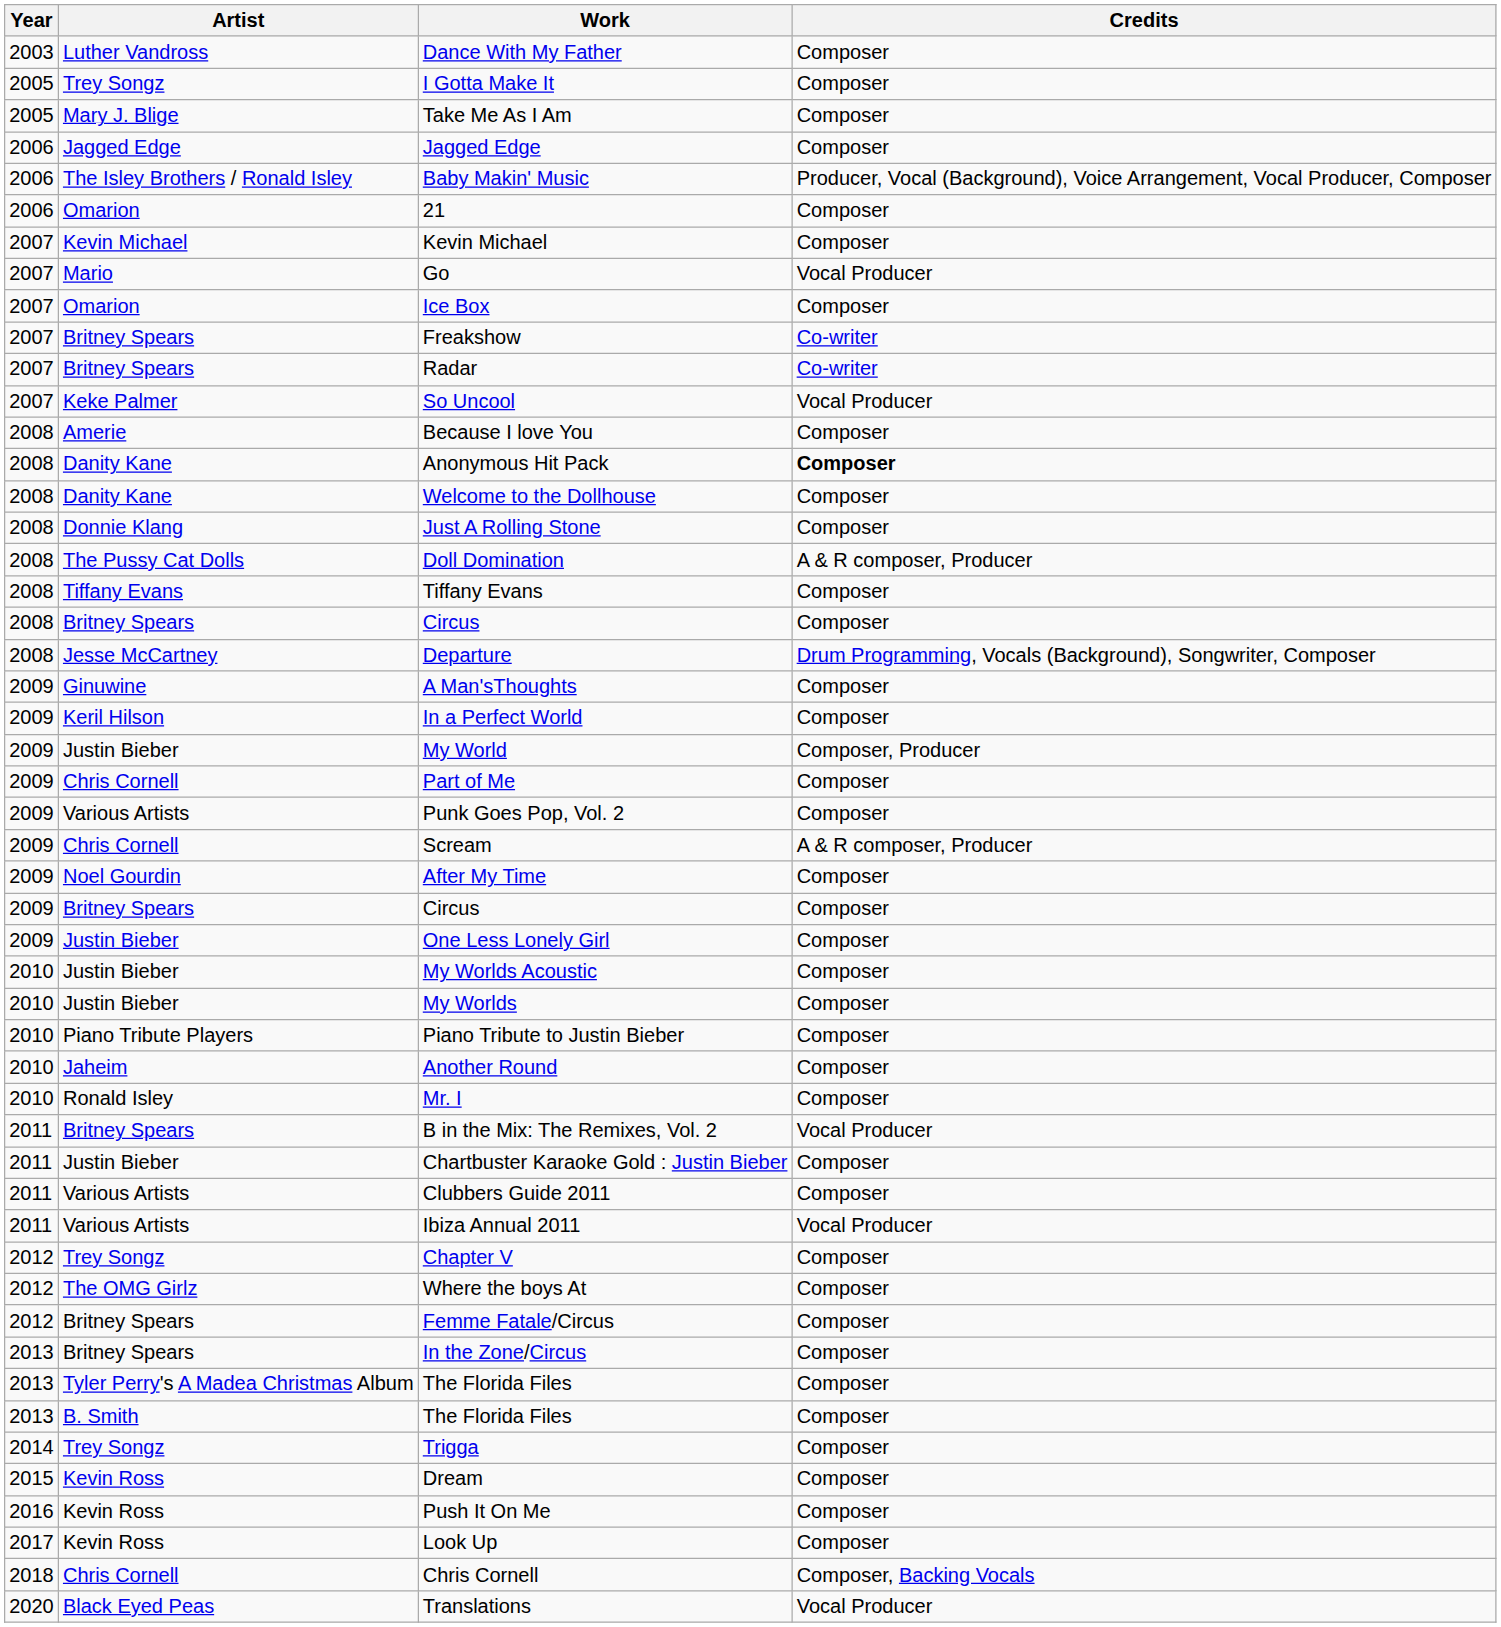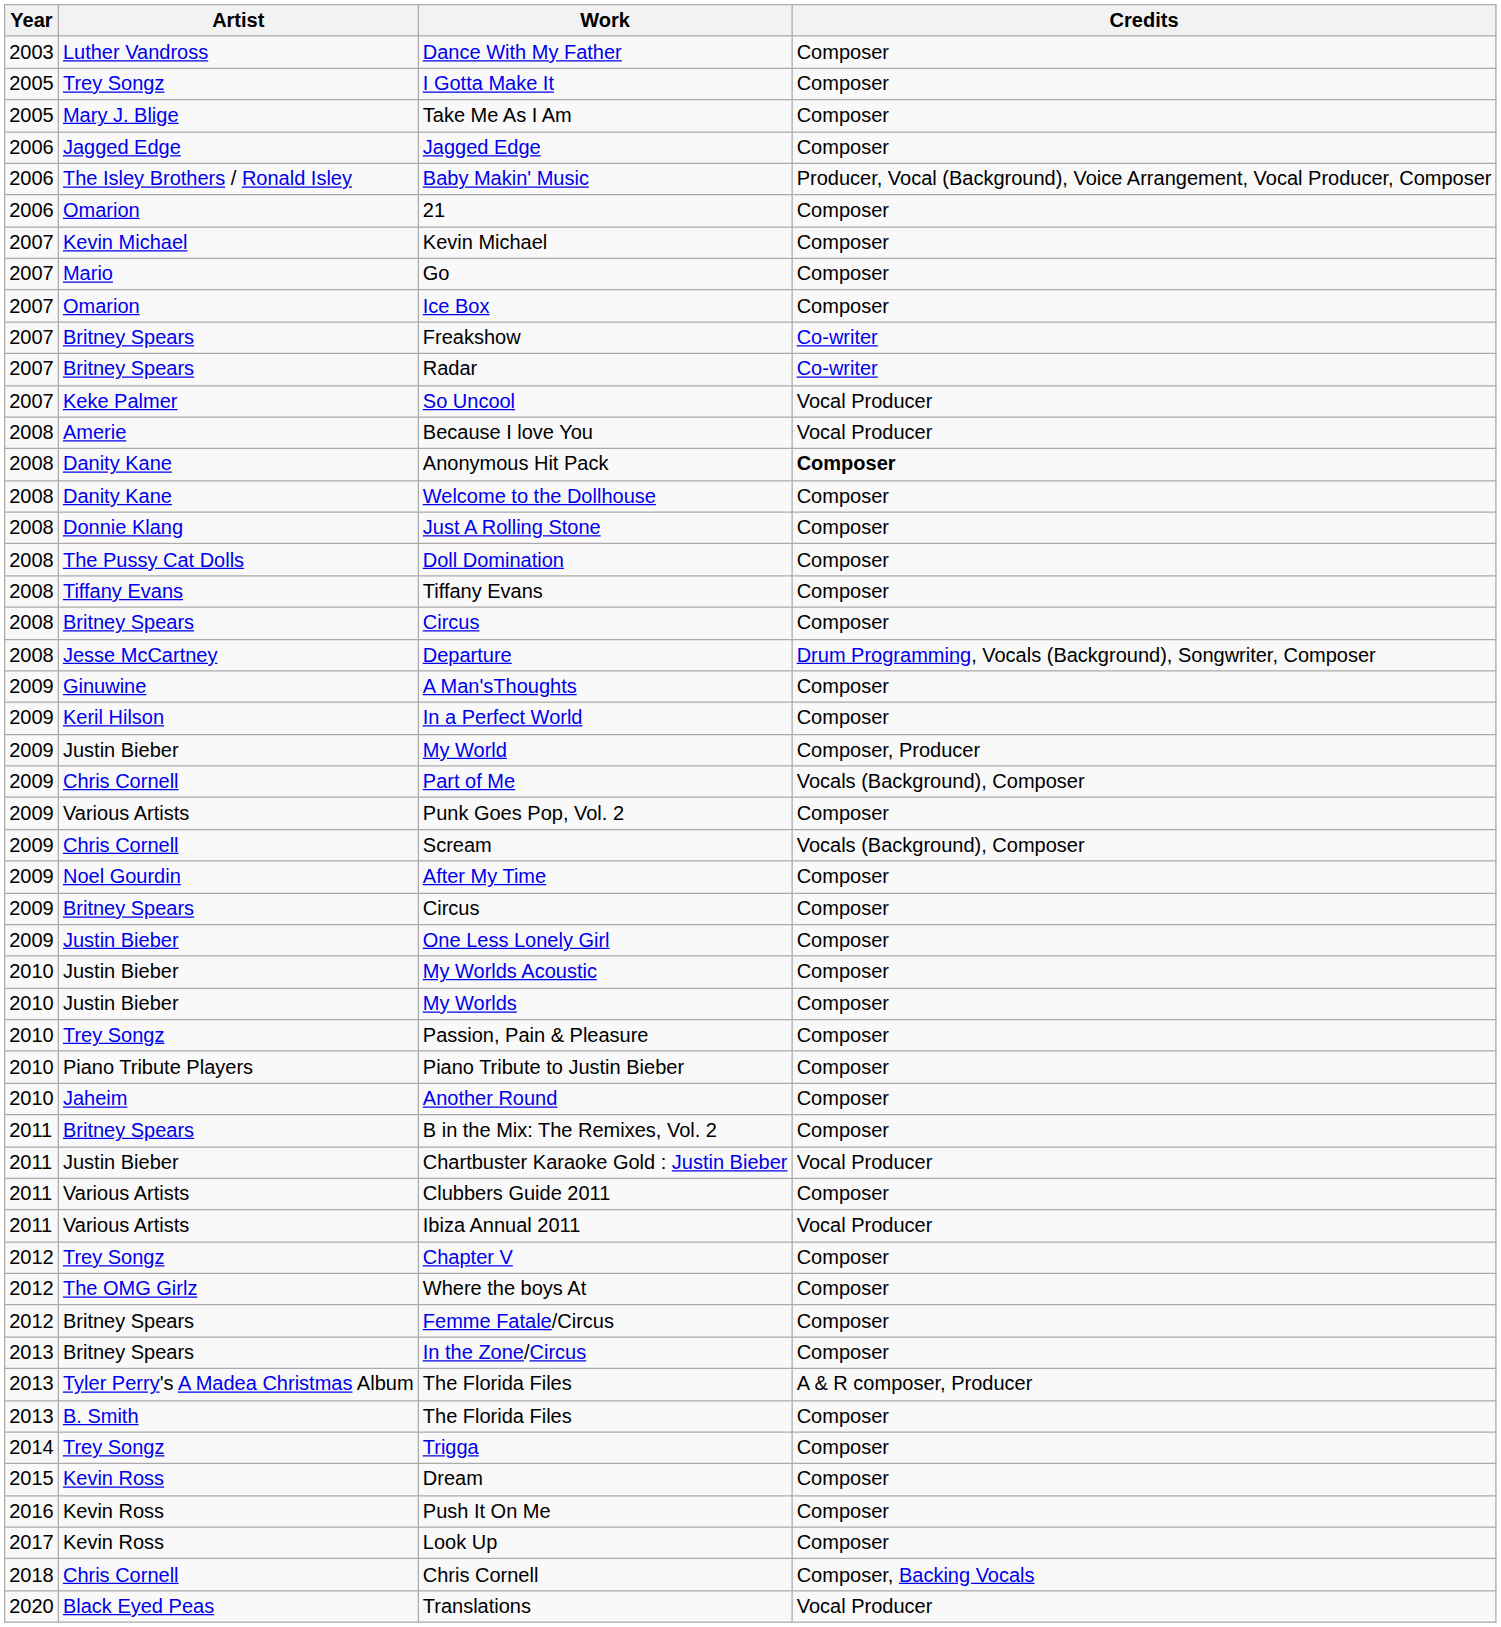(864, 274) Vocal Producer -> (843, 274) Composer
(843, 432) Composer -> (864, 432) Vocal Producer
(914, 559) A & R composer, Producer -> (843, 559) Composer
(843, 781) Composer -> (941, 781) Vocals (Background), Composer
(914, 845) A & R composer, Producer -> (941, 845) Vocals (Background), Composer
+ row: (114, 1035)
- row: (118, 1098)
(864, 1130) Vocal Producer -> (843, 1130) Composer
(843, 1162) Composer -> (864, 1162) Vocal Producer
(843, 1384) Composer -> (914, 1384) A & R composer, Producer
